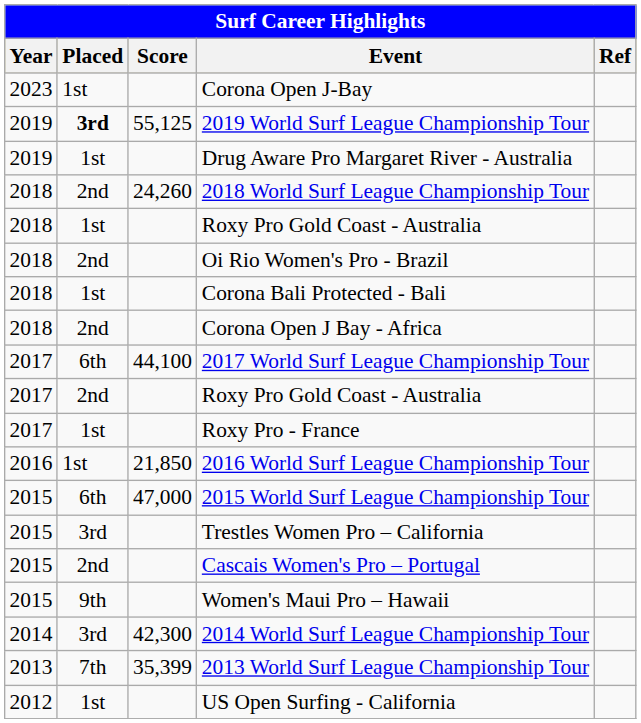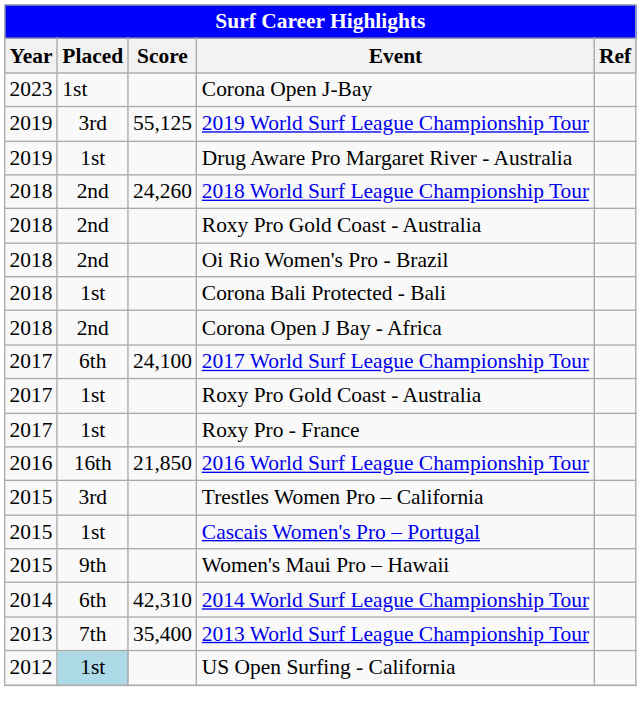(93, 123) bold -> (93, 123) normal
(93, 225) 1st -> (93, 225) 2nd
(162, 361) 44,100 -> (162, 361) 24,100
(93, 395) 2nd -> (93, 395) 1st
(75, 463) 1st -> (93, 463) 16th
- row: (31, 497)
(93, 565) 2nd -> (93, 531) 1st
(93, 633) 3rd -> (93, 599) 6th
(162, 633) 42,300 -> (162, 599) 42,310
(162, 667) 35,399 -> (162, 633) 35,400
(93, 701) no background -> (93, 667) lightblue background
